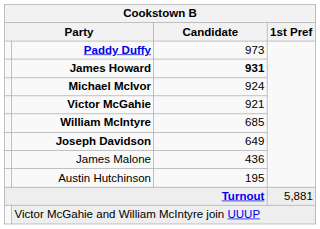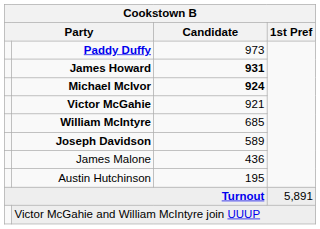(255, 86) normal -> (255, 86) bold
(255, 141) 649 -> (255, 141) 589
(298, 196) 5,881 -> (298, 196) 5,891
